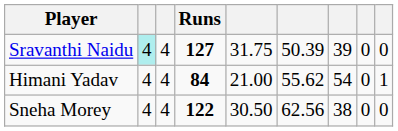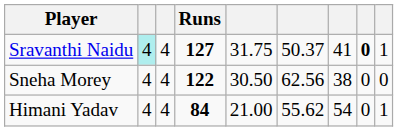(303, 49) 50.39 -> (303, 49) 50.37
(342, 49) 39 -> (342, 49) 41
(366, 49) normal -> (366, 49) bold
(384, 49) 0 -> (384, 49) 1
rows swapped: (60, 110) <-> (63, 79)
